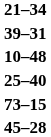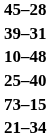rows swapped: (25, 127) <-> (25, 9)
